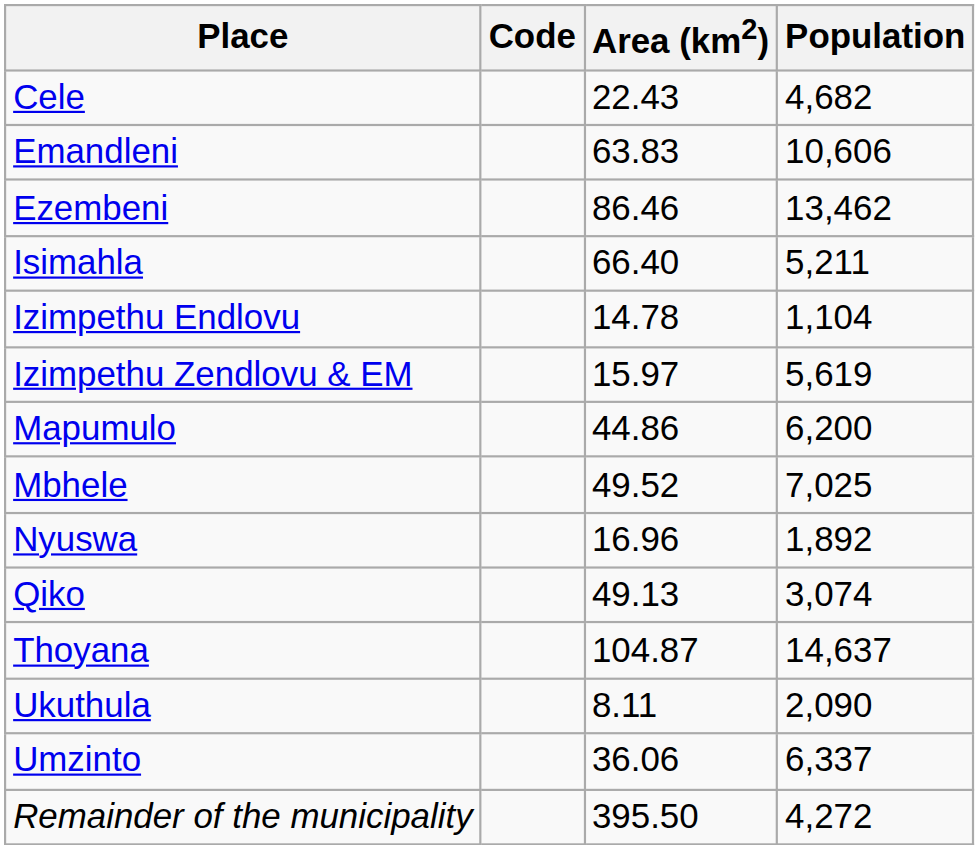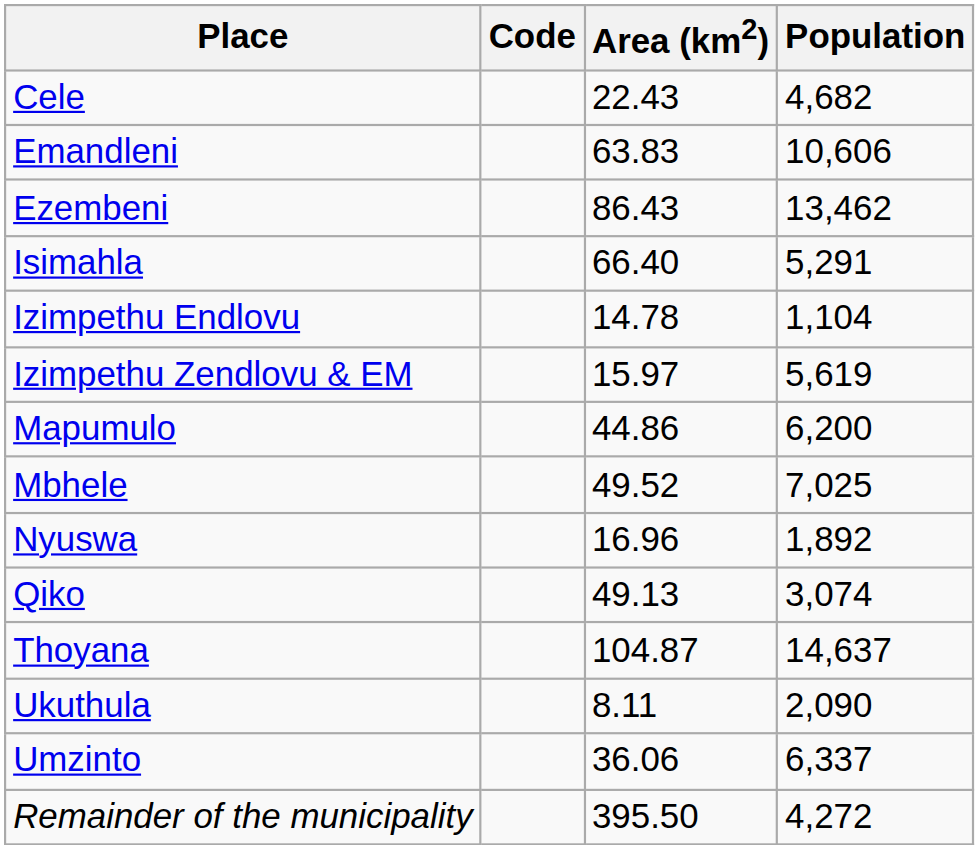(636, 207) 86.46 -> (636, 207) 86.43
(827, 262) 5,211 -> (829, 262) 5,291
